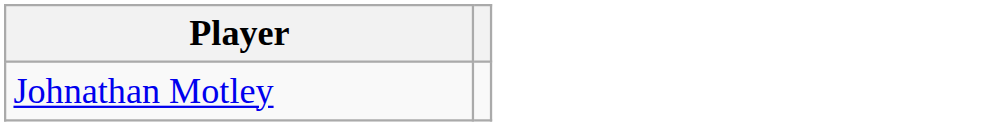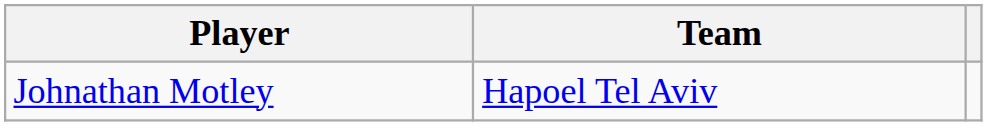+ column: (719, 33)
